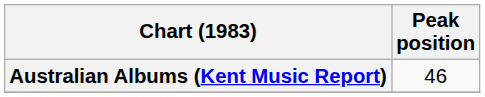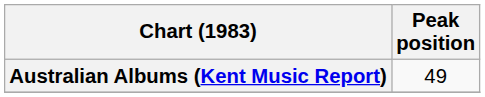(436, 75) 46 -> (436, 75) 49
